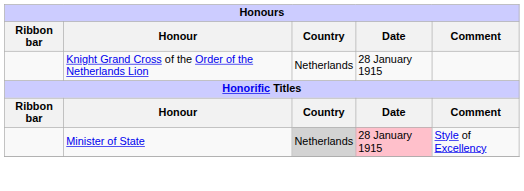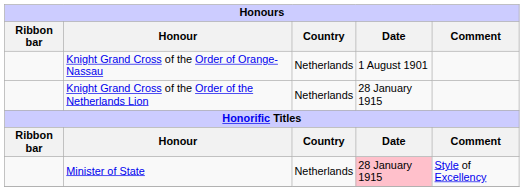+ row: (172, 65)
(324, 142) lightgrey background -> (324, 171) no background
